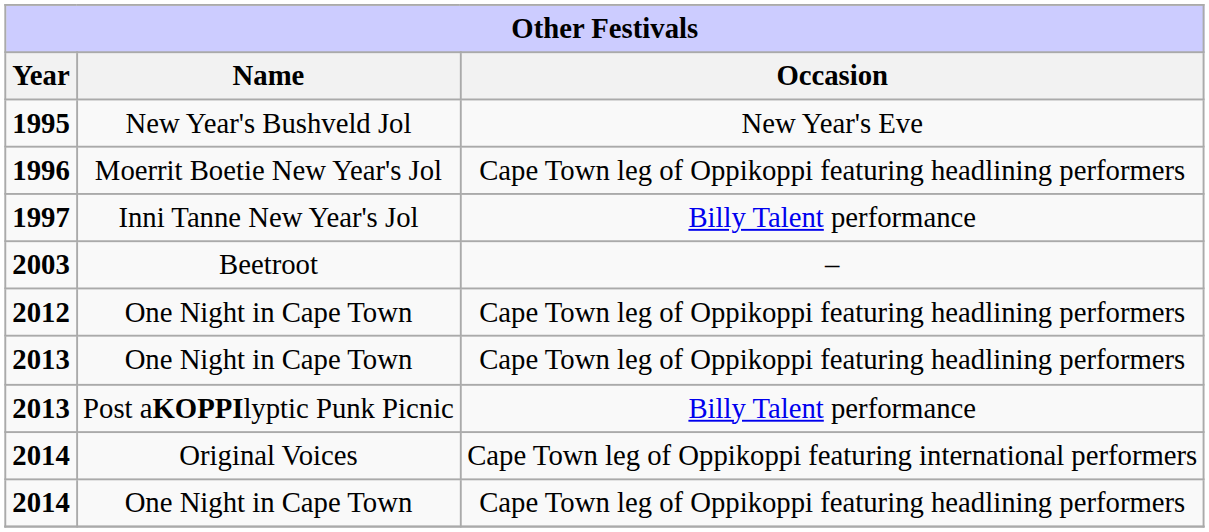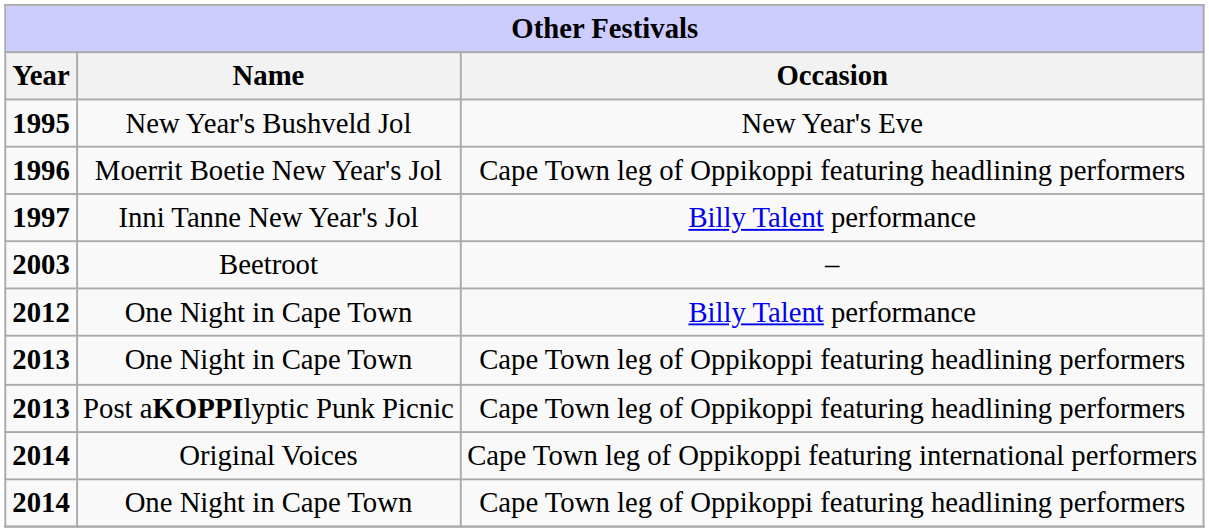(832, 312) Cape Town leg of Oppikoppi featuring headlining performers -> (832, 312) Billy Talent performance
(832, 407) Billy Talent performance -> (832, 407) Cape Town leg of Oppikoppi featuring headlining performers
